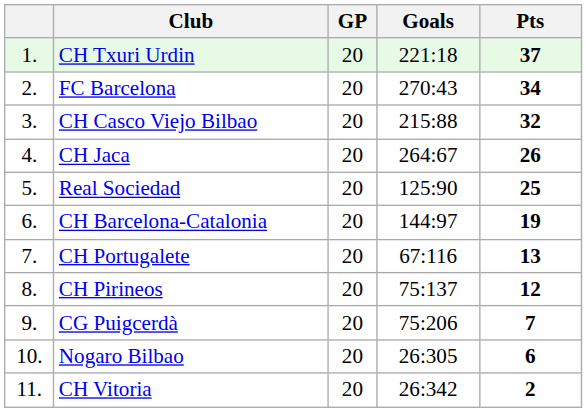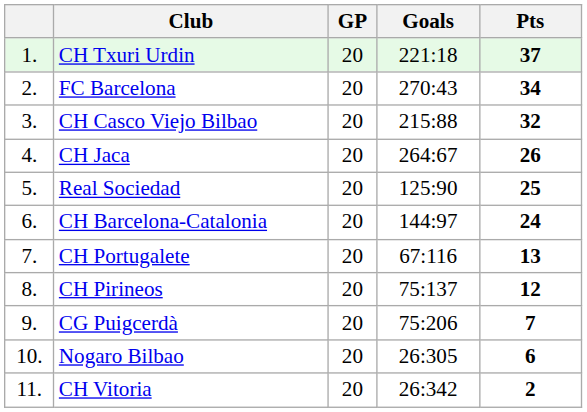(530, 222) 19 -> (530, 222) 24
